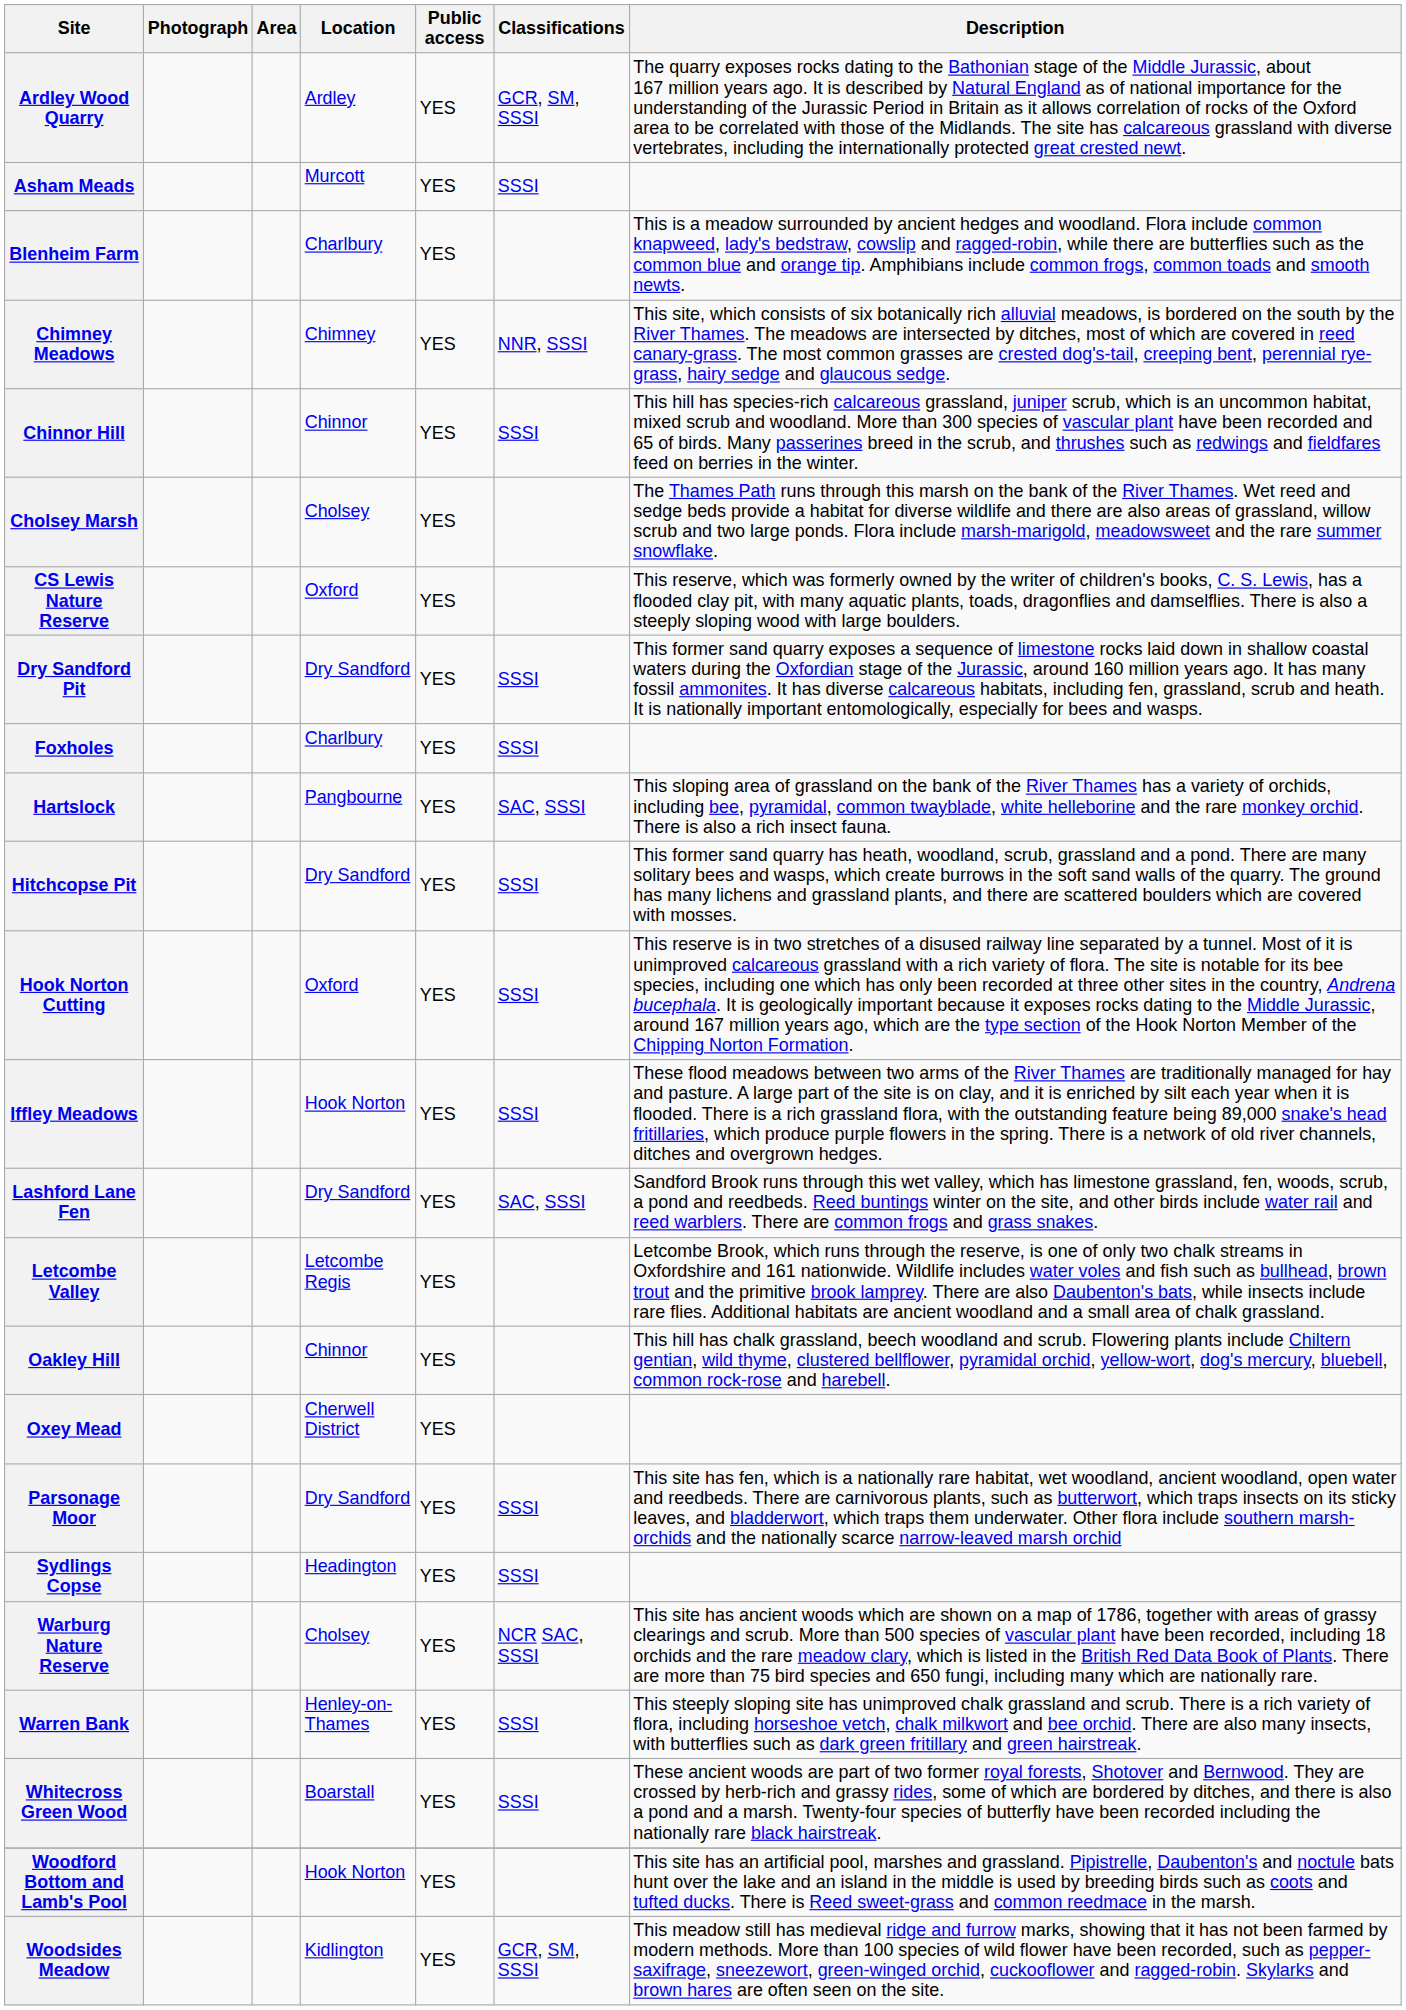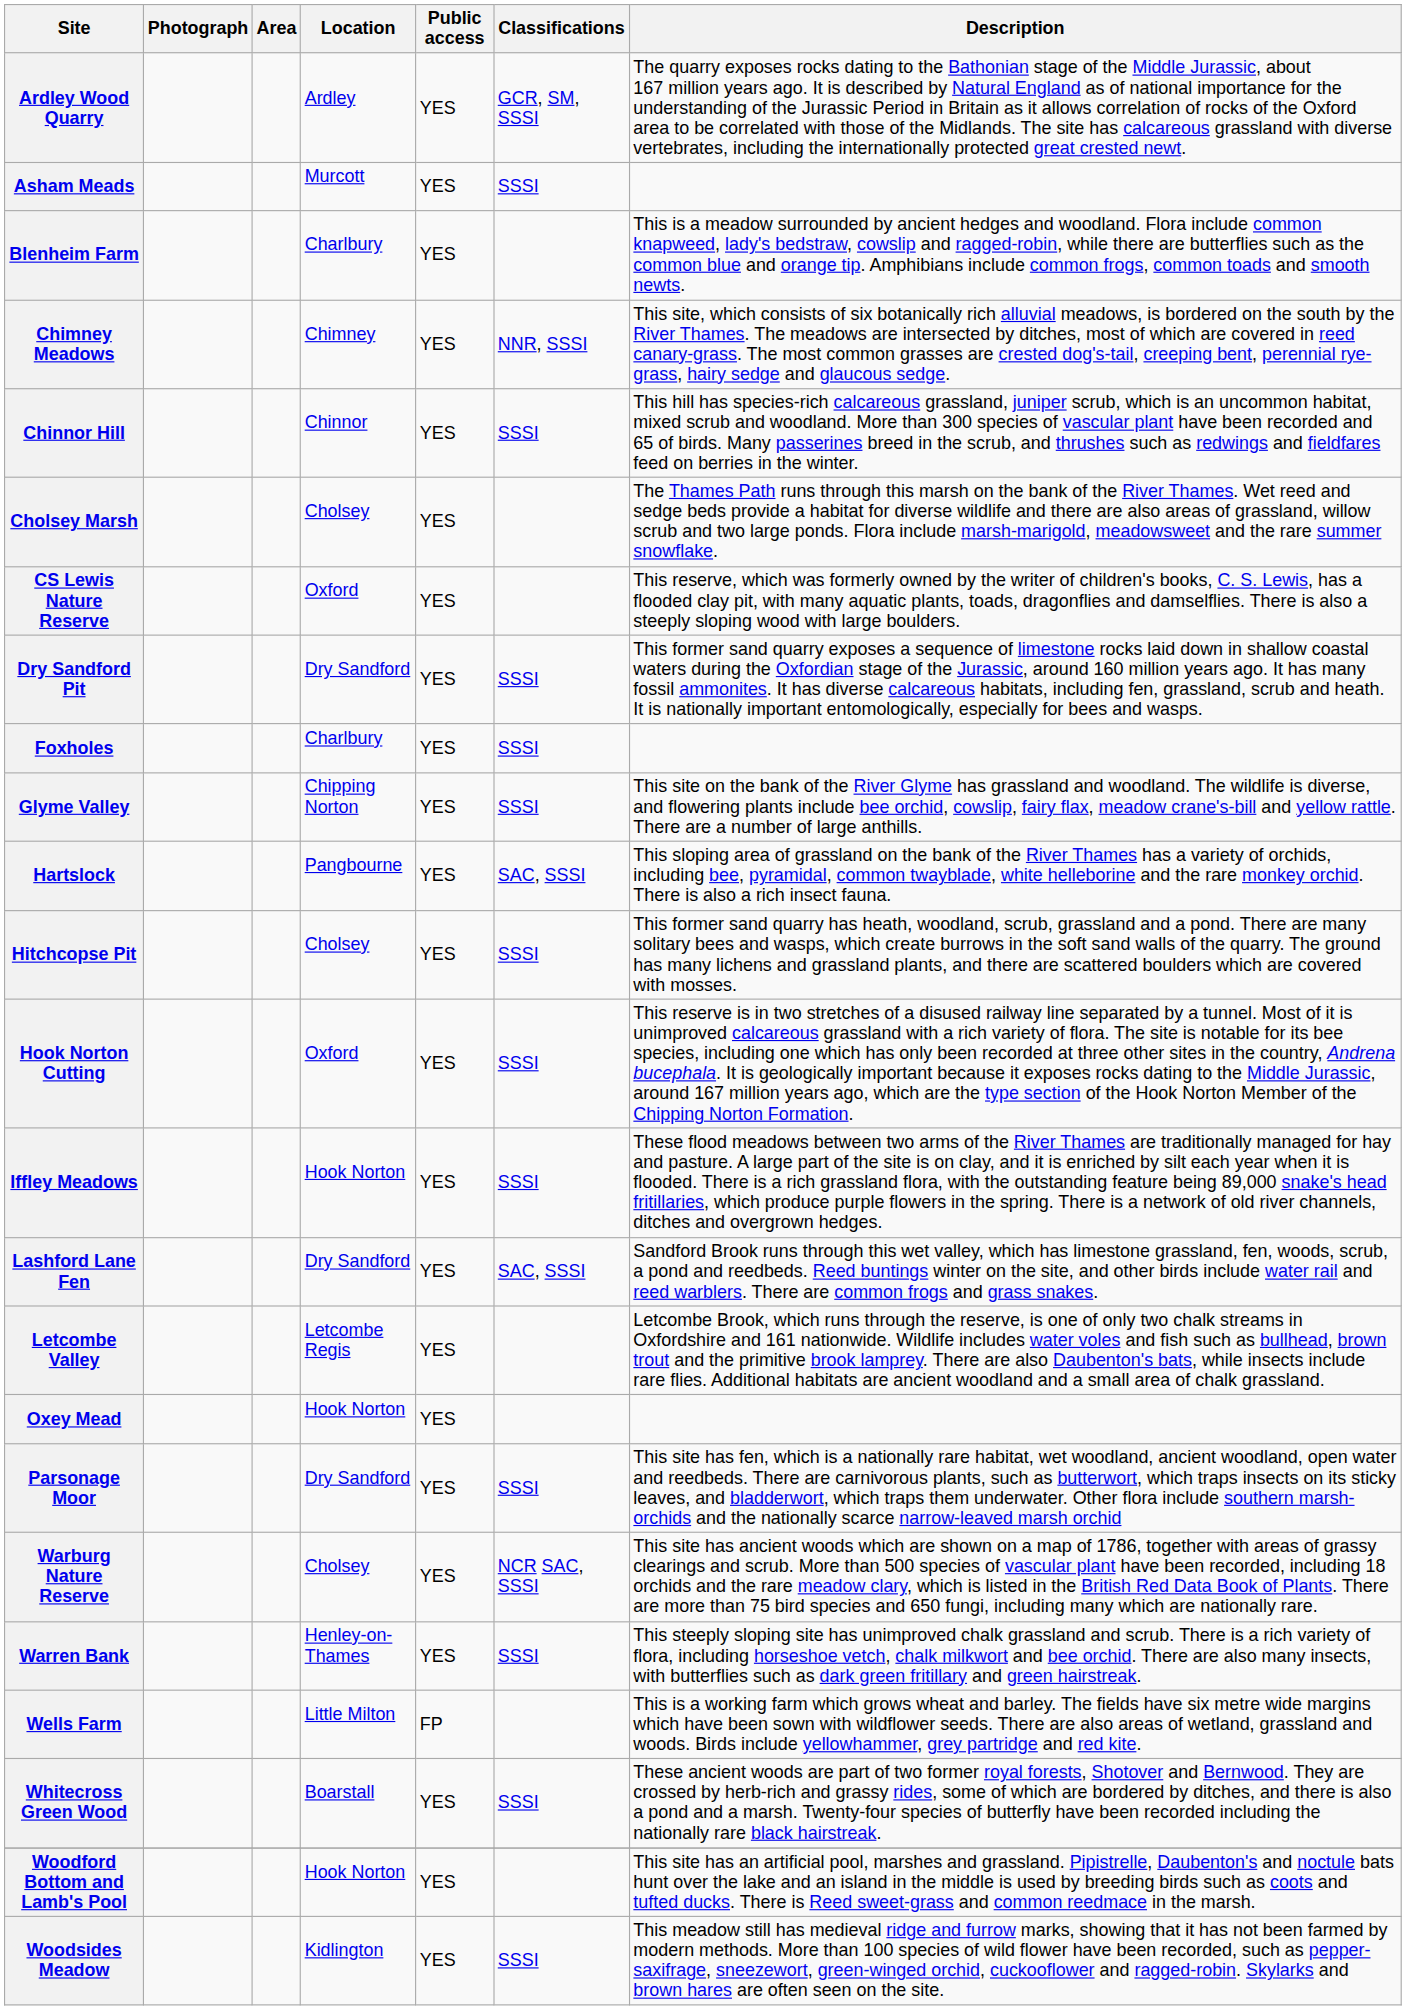+ row: (74, 806)
(357, 875) Dry Sandford -> (337, 944) Cholsey
- row: (74, 1360)
(340, 1419) Cherwell District -> (355, 1409) Hook Norton
- row: (74, 1576)
+ row: (74, 1724)
(539, 1960) GCR, SM, SSSI -> (518, 1960) SSSI
